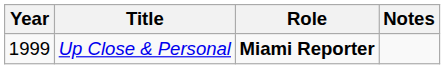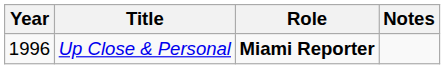(30, 48) 1999 -> (30, 48) 1996
